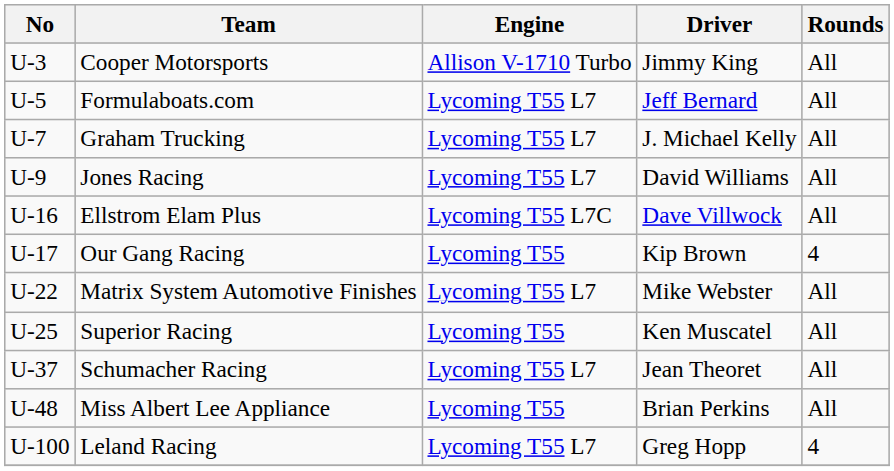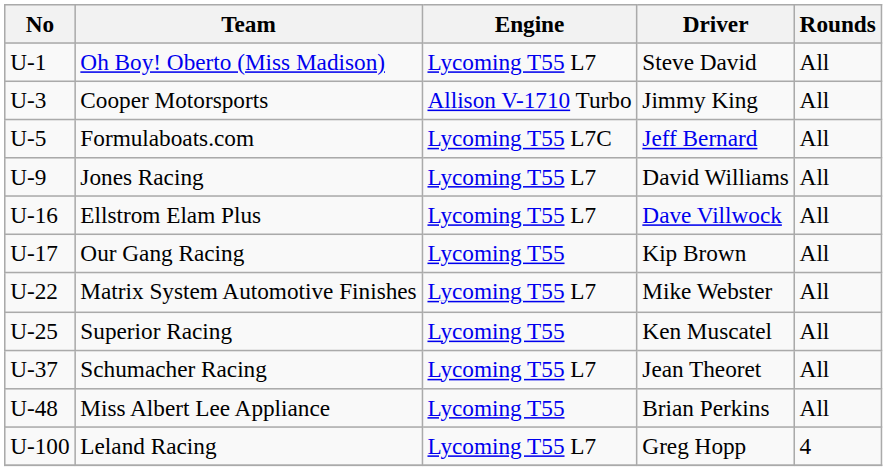+ row: (233, 62)
(512, 100) Lycoming T55 L7 -> (520, 138) Lycoming T55 L7C
- row: (163, 138)
(520, 215) Lycoming T55 L7C -> (512, 215) Lycoming T55 L7
(813, 253) 4 -> (814, 253) All
